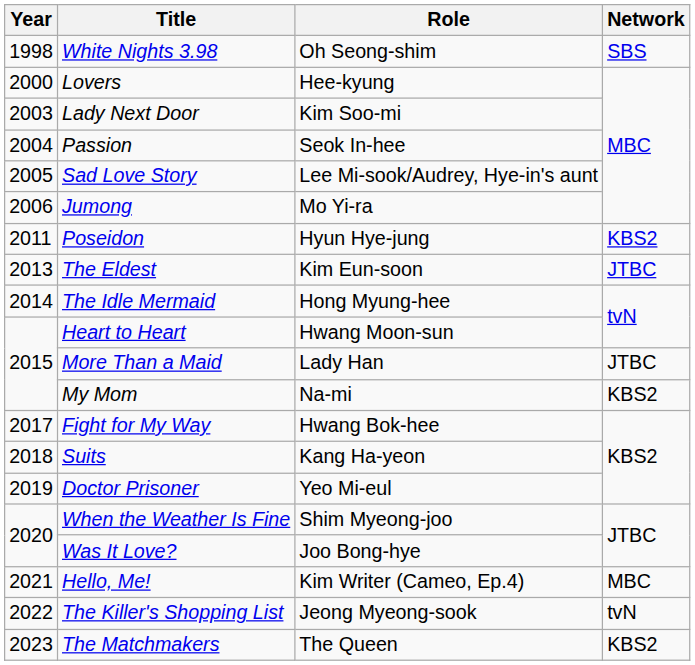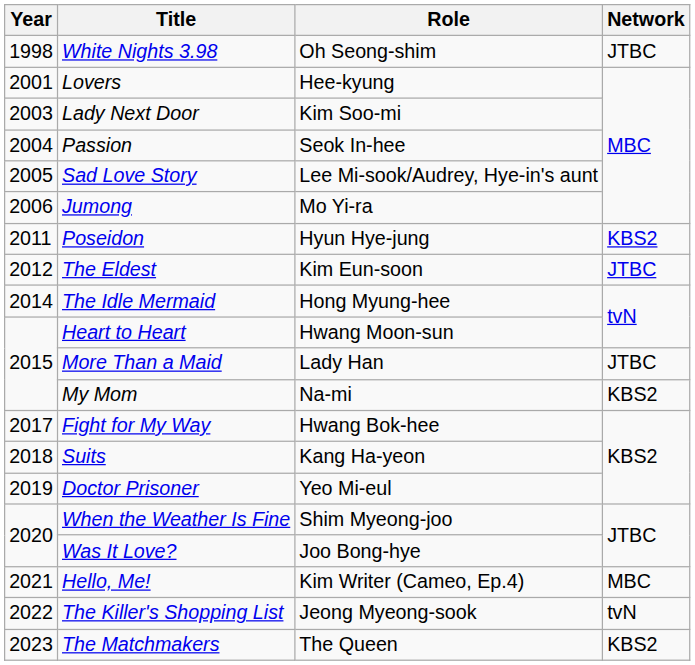(627, 51) SBS -> (632, 51) JTBC
(31, 82) 2000 -> (31, 82) 2001
(31, 269) 2013 -> (31, 269) 2012
